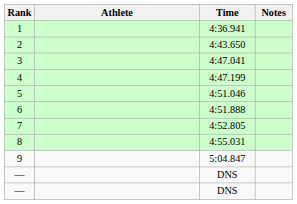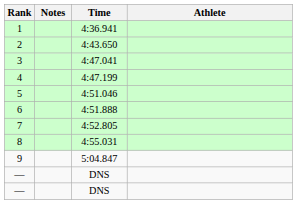columns swapped: (117, 12) <-> (274, 12)
